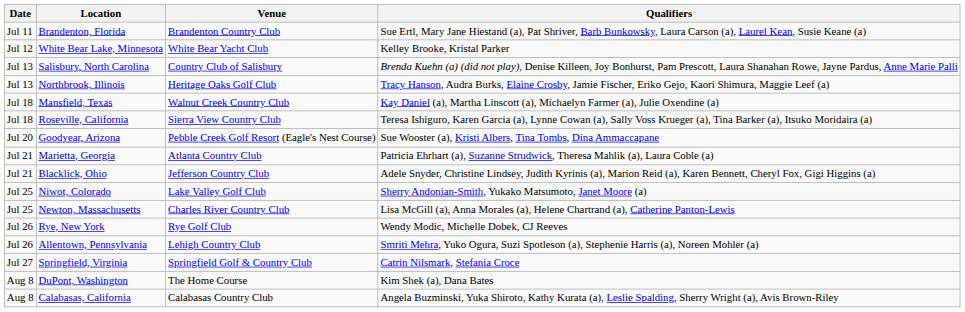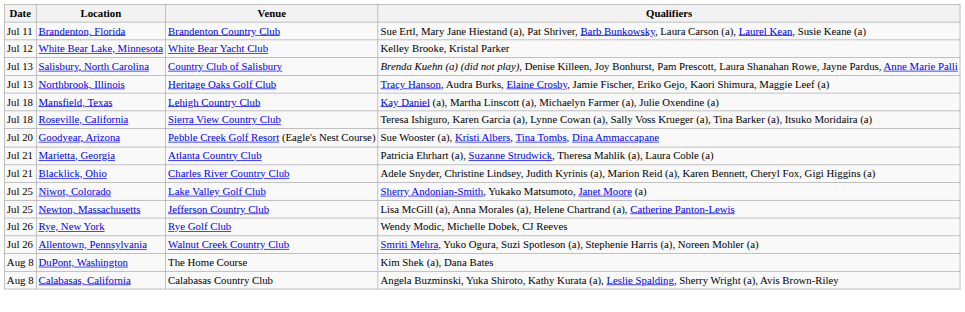(229, 102) Walnut Creek Country Club -> (214, 102) Lehigh Country Club
(219, 173) Jefferson Country Club -> (229, 173) Charles River Country Club
(229, 209) Charles River Country Club -> (219, 209) Jefferson Country Club
(214, 244) Lehigh Country Club -> (229, 244) Walnut Creek Country Club
- row: (83, 262)
